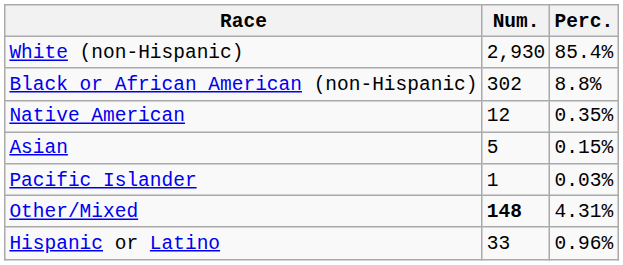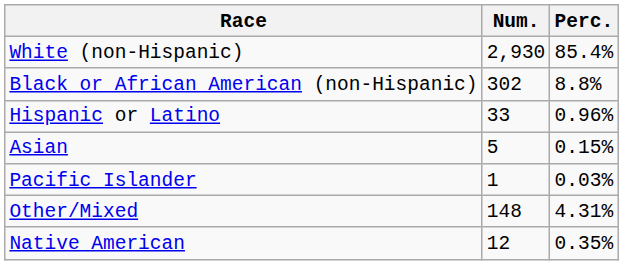rows swapped: (97, 116) <-> (115, 243)
(504, 211) bold -> (504, 211) normal
